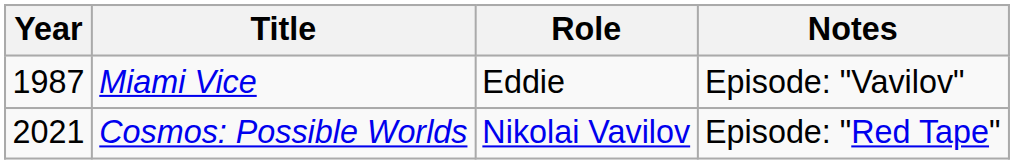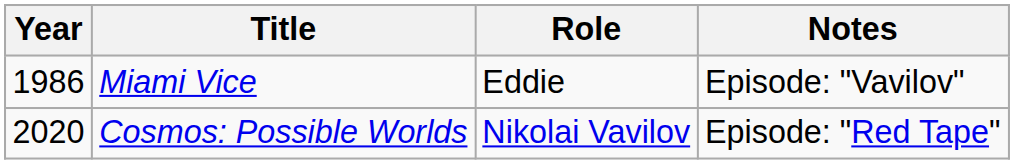(48, 81) 1987 -> (48, 81) 1986
(48, 132) 2021 -> (48, 132) 2020
